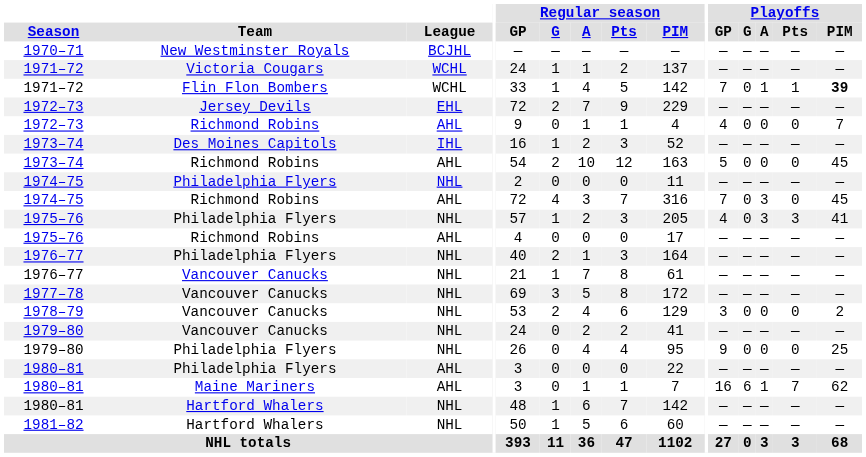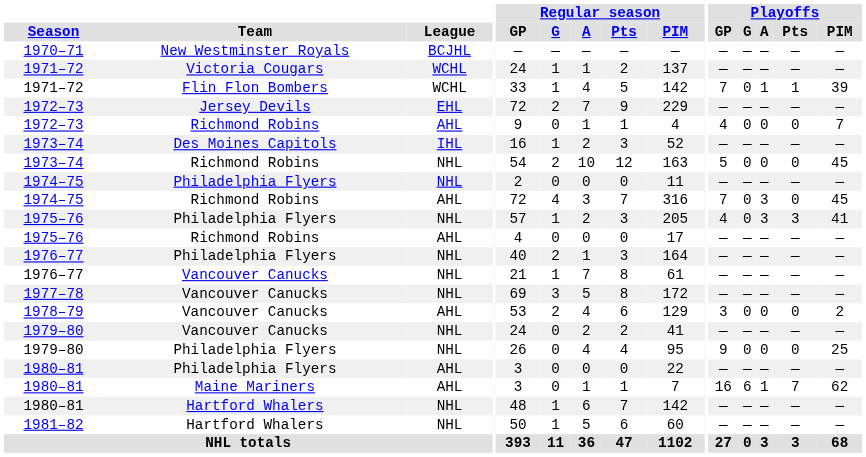(840, 88) bold -> (840, 88) normal
(450, 163) AHL -> (450, 163) NHL
(450, 313) NHL -> (450, 313) AHL
